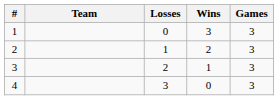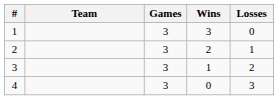columns swapped: (252, 13) <-> (165, 13)
